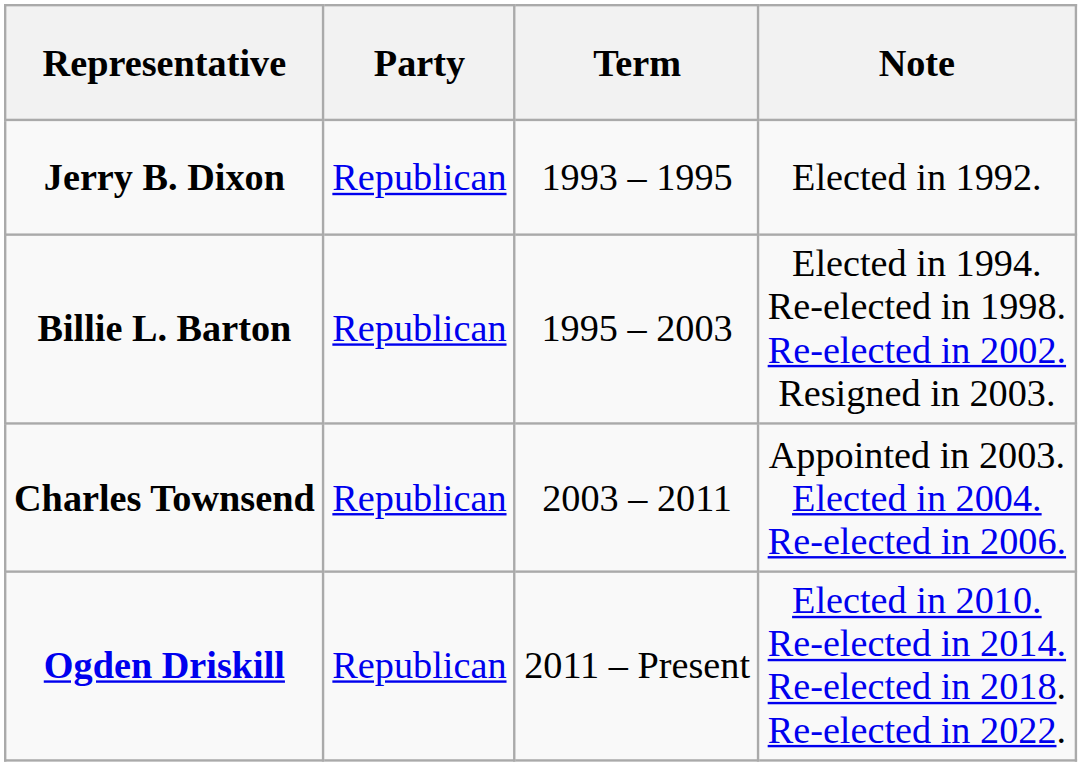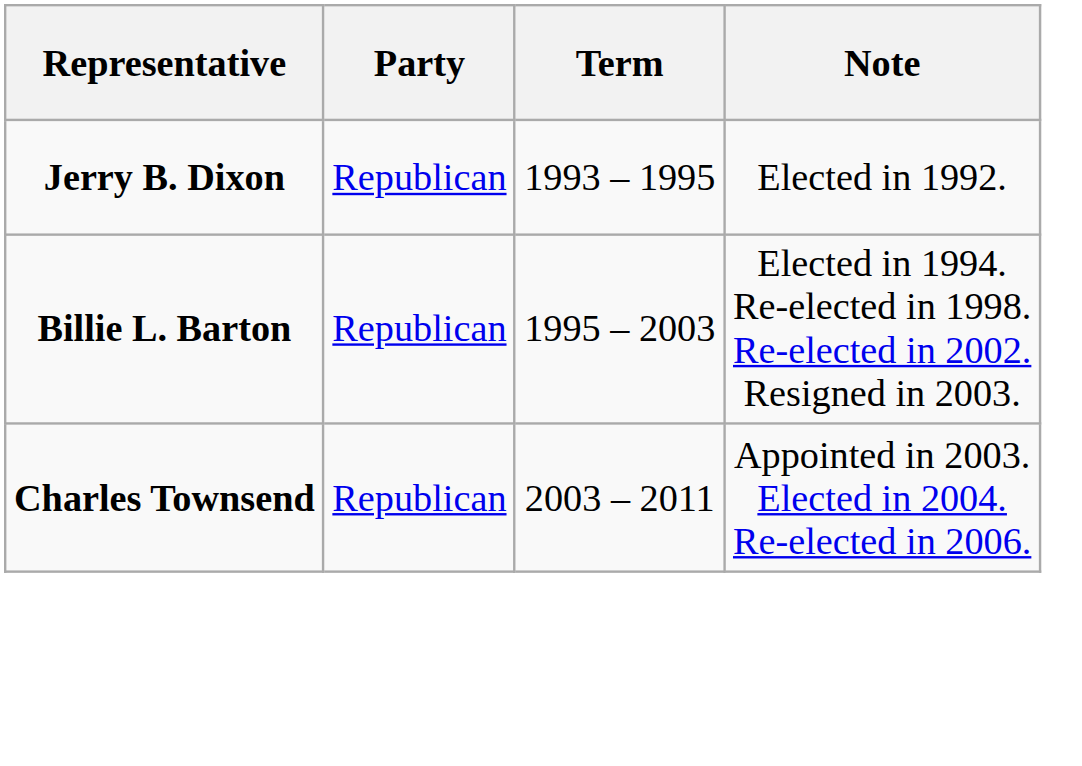- row: (164, 665)
